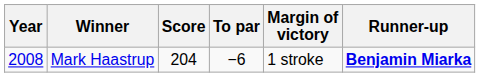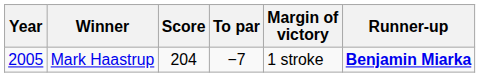(26, 60) 2008 -> (26, 60) 2005
(236, 60) −6 -> (236, 60) −7
